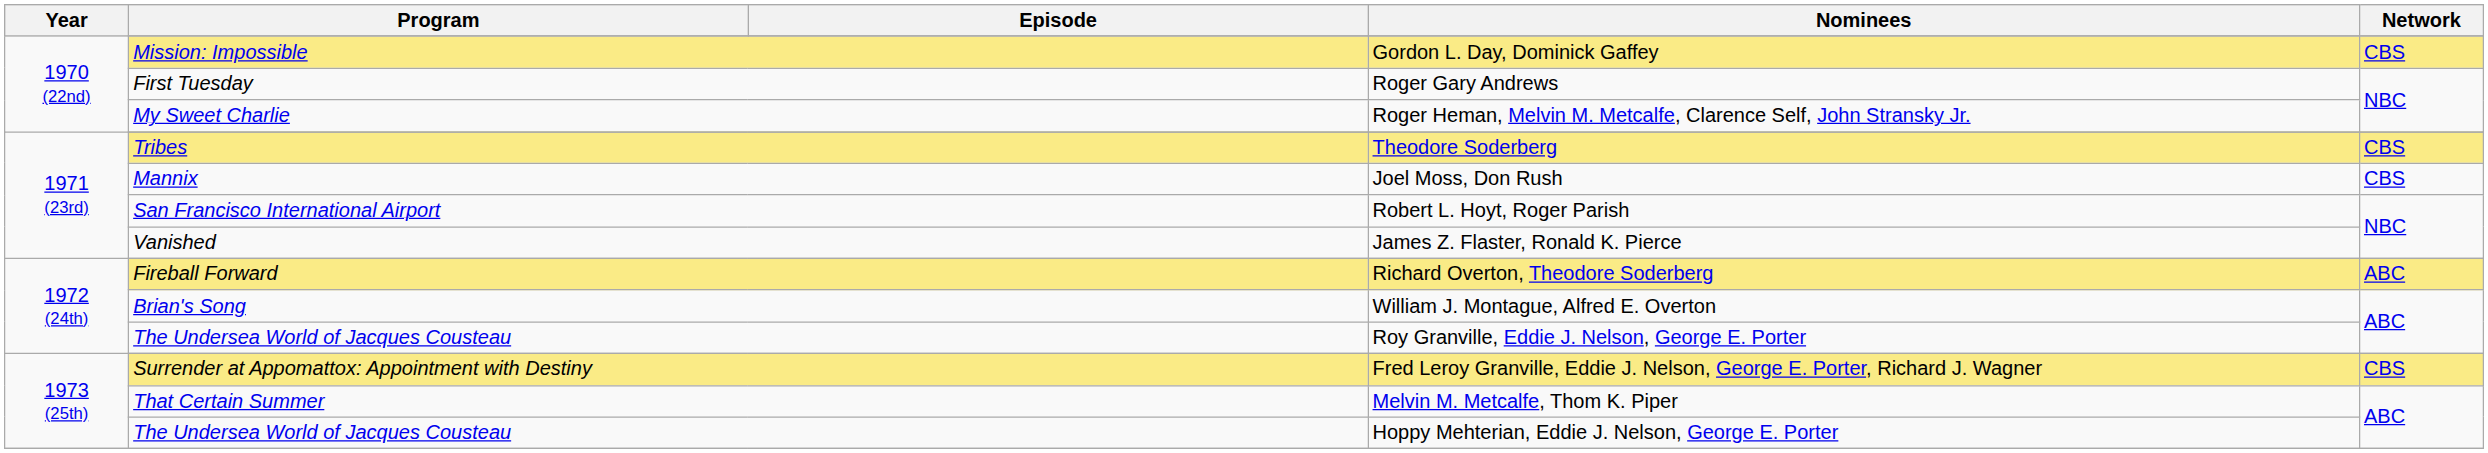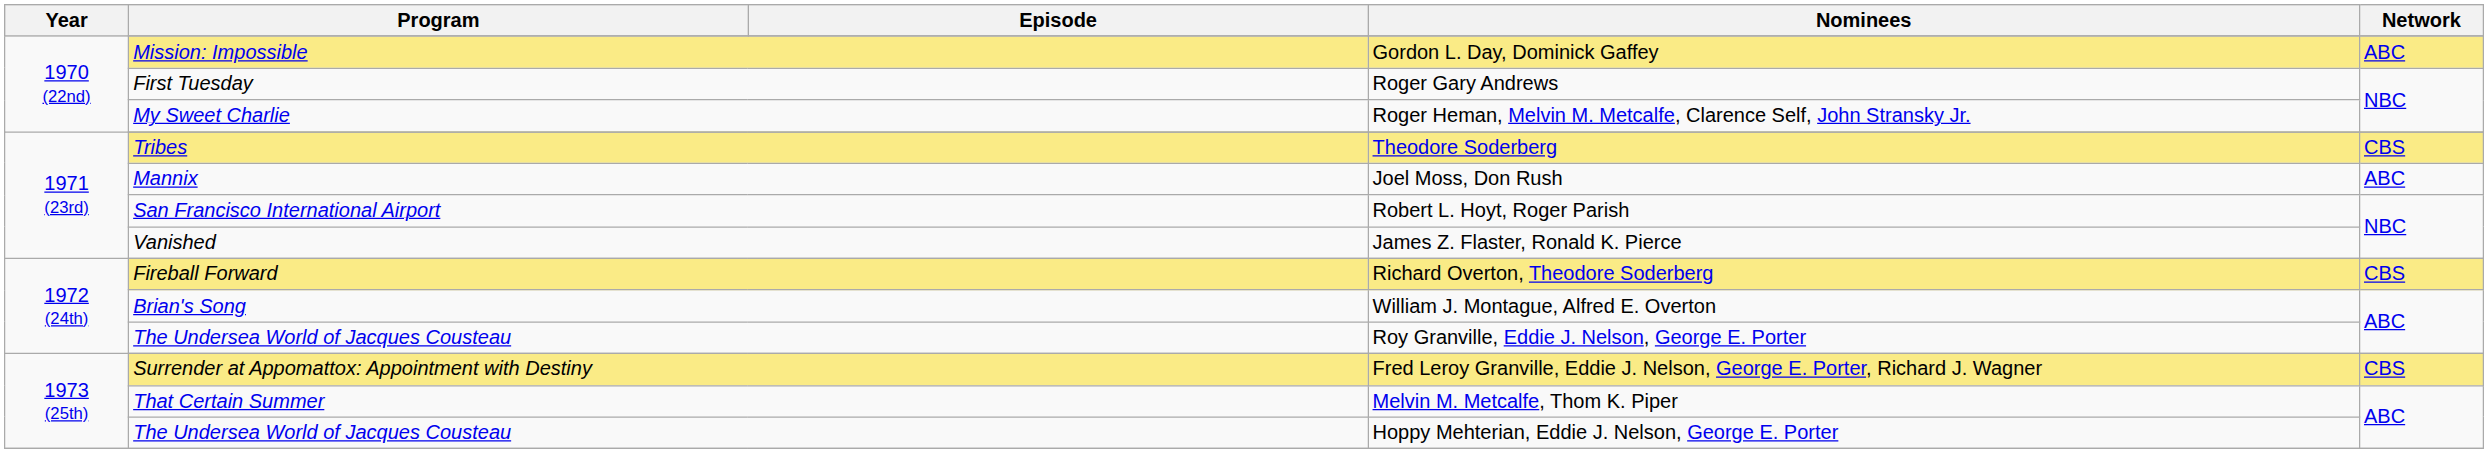(2385, 52) CBS -> (2385, 52) ABC
(2385, 178) CBS -> (2385, 178) ABC
(2385, 274) ABC -> (2385, 274) CBS
